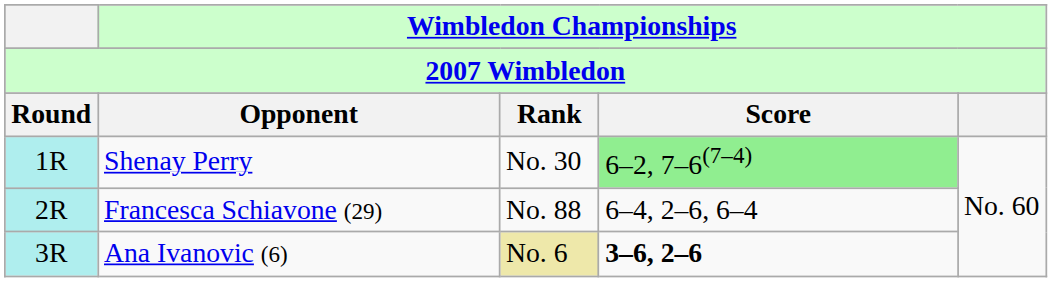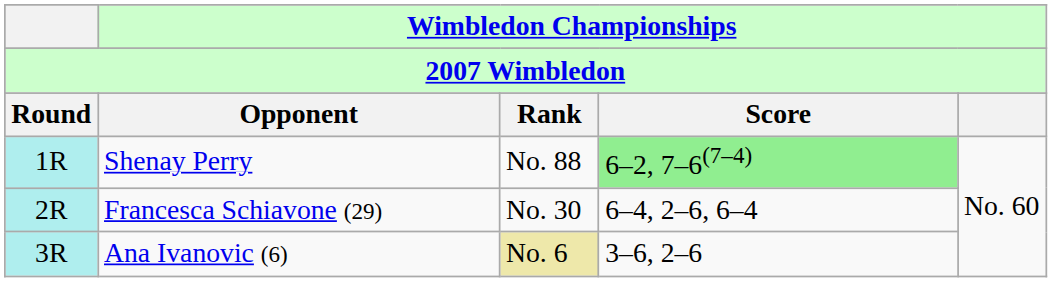(544, 161) No. 30 -> (544, 161) No. 88
(544, 209) No. 88 -> (544, 209) No. 30
(654, 253) bold -> (654, 253) normal
